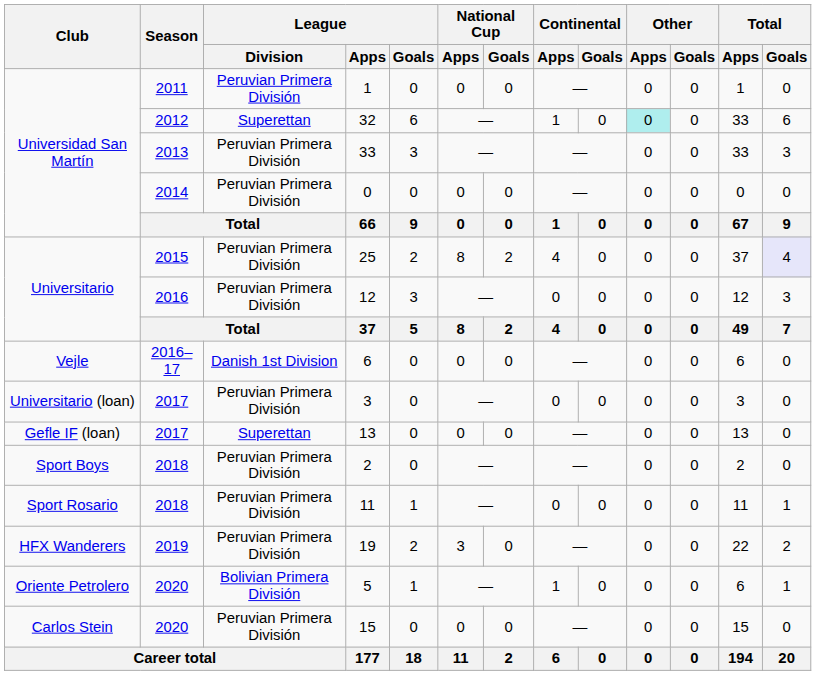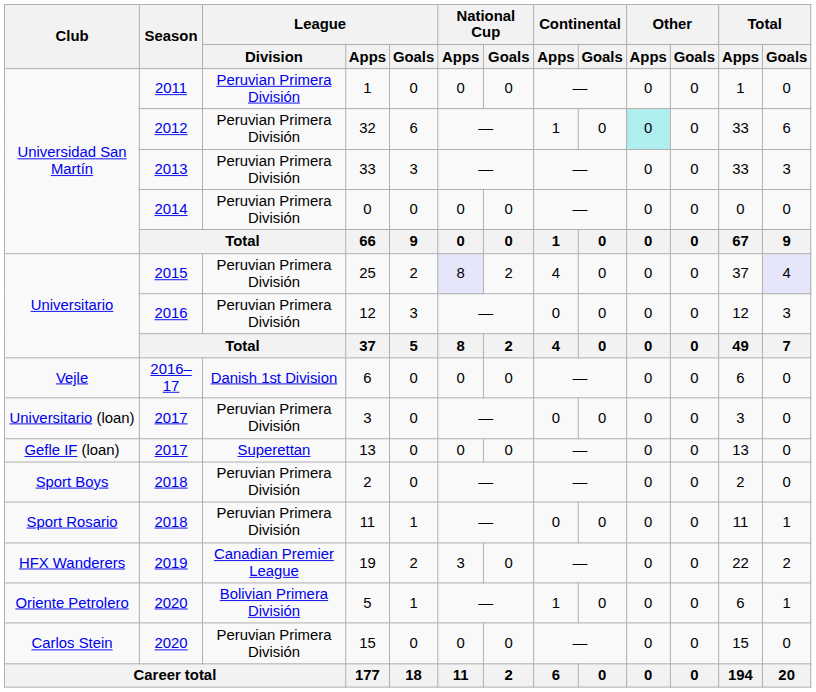(274, 120) Superettan -> (274, 128) Peruvian Primera División
(461, 256) no background -> (461, 273) lavender background
(274, 546) Peruvian Primera División -> (274, 562) Canadian Premier League
